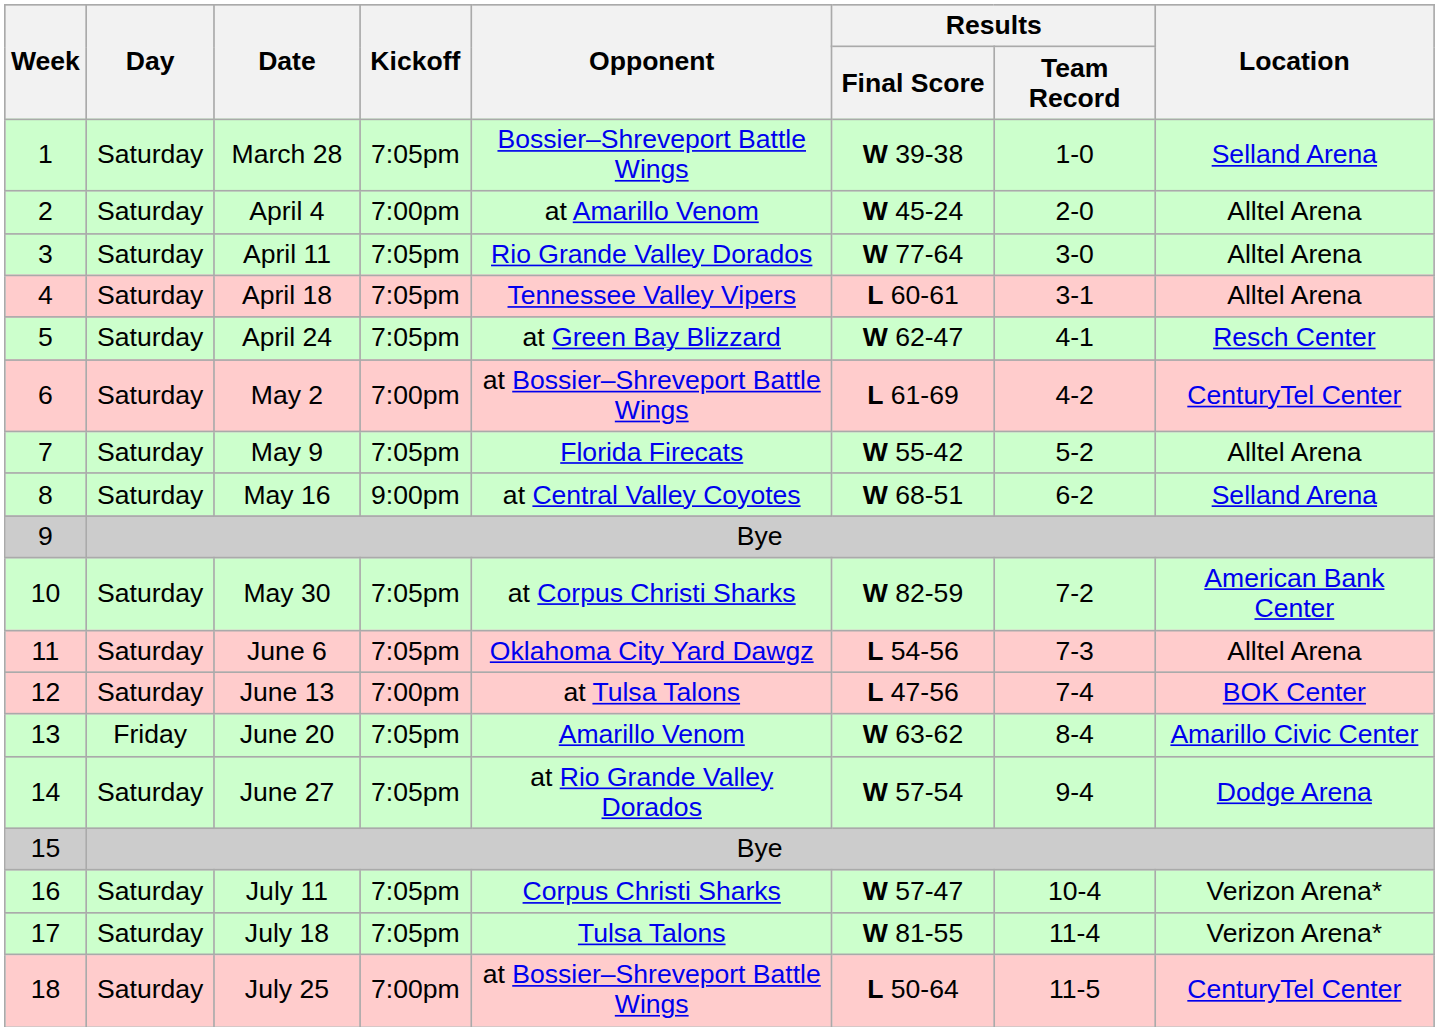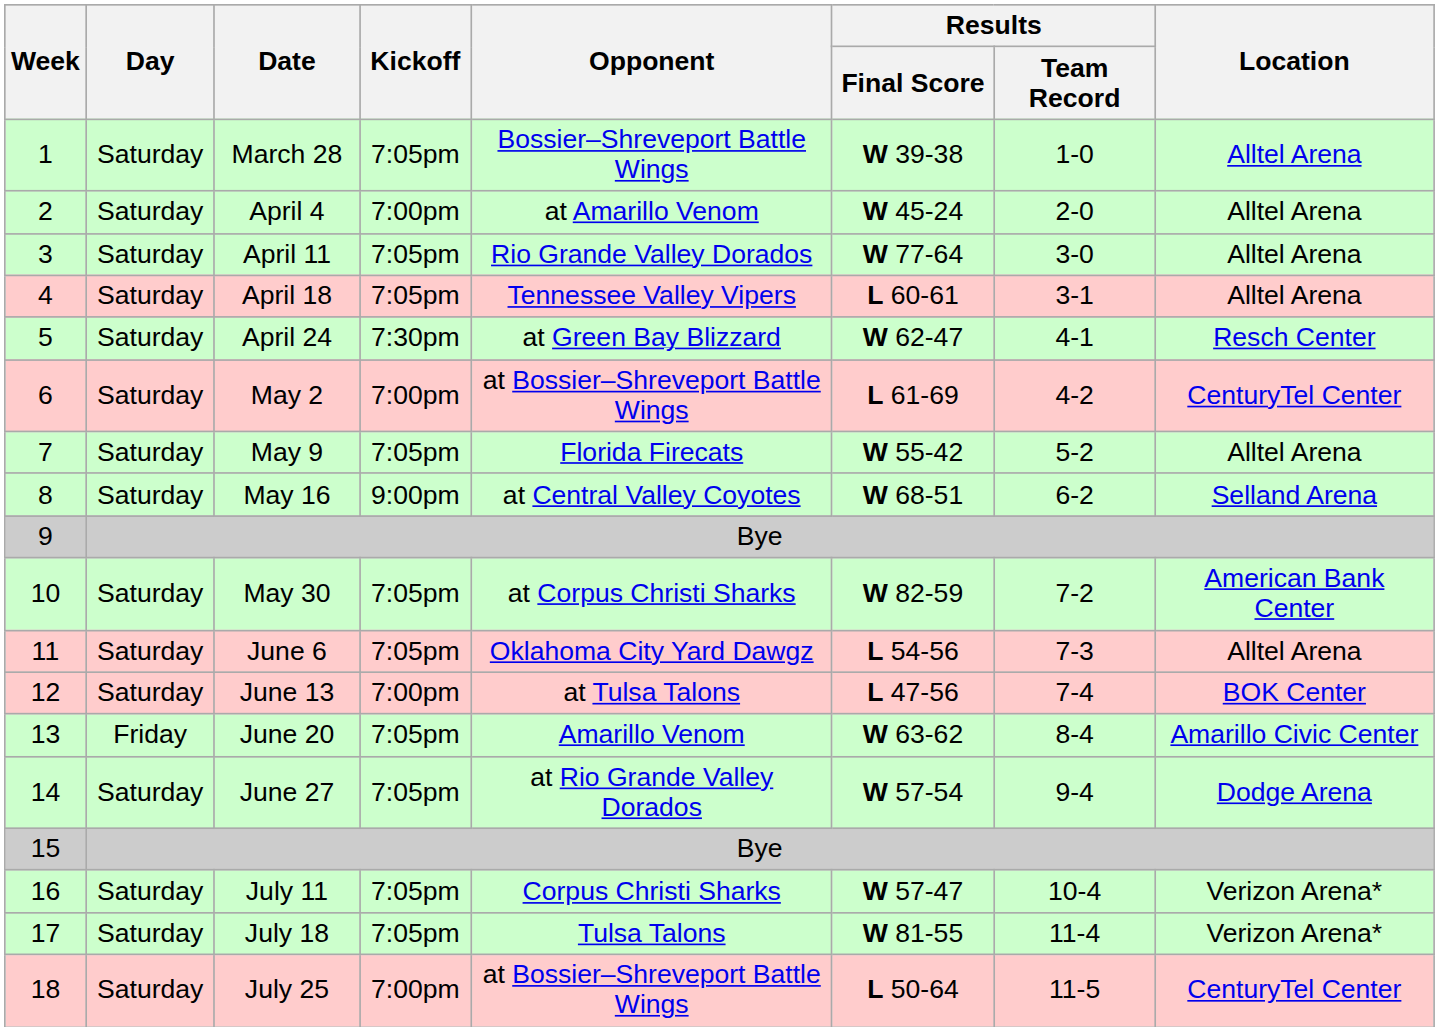(1294, 154) Selland Arena -> (1294, 154) Alltel Arena
(415, 338) 7:05pm -> (415, 338) 7:30pm
